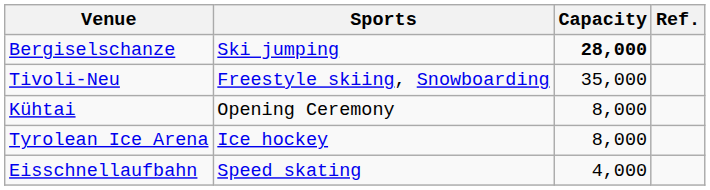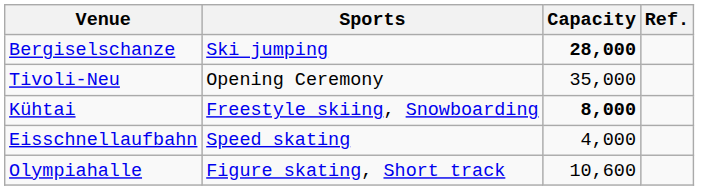(383, 80) Freestyle skiing, Snowboarding -> (295, 80) Opening Ceremony
(306, 110) Opening Ceremony -> (372, 110) Freestyle skiing, Snowboarding
(619, 110) normal -> (608, 110) bold
- row: (109, 140)
+ row: (76, 170)
